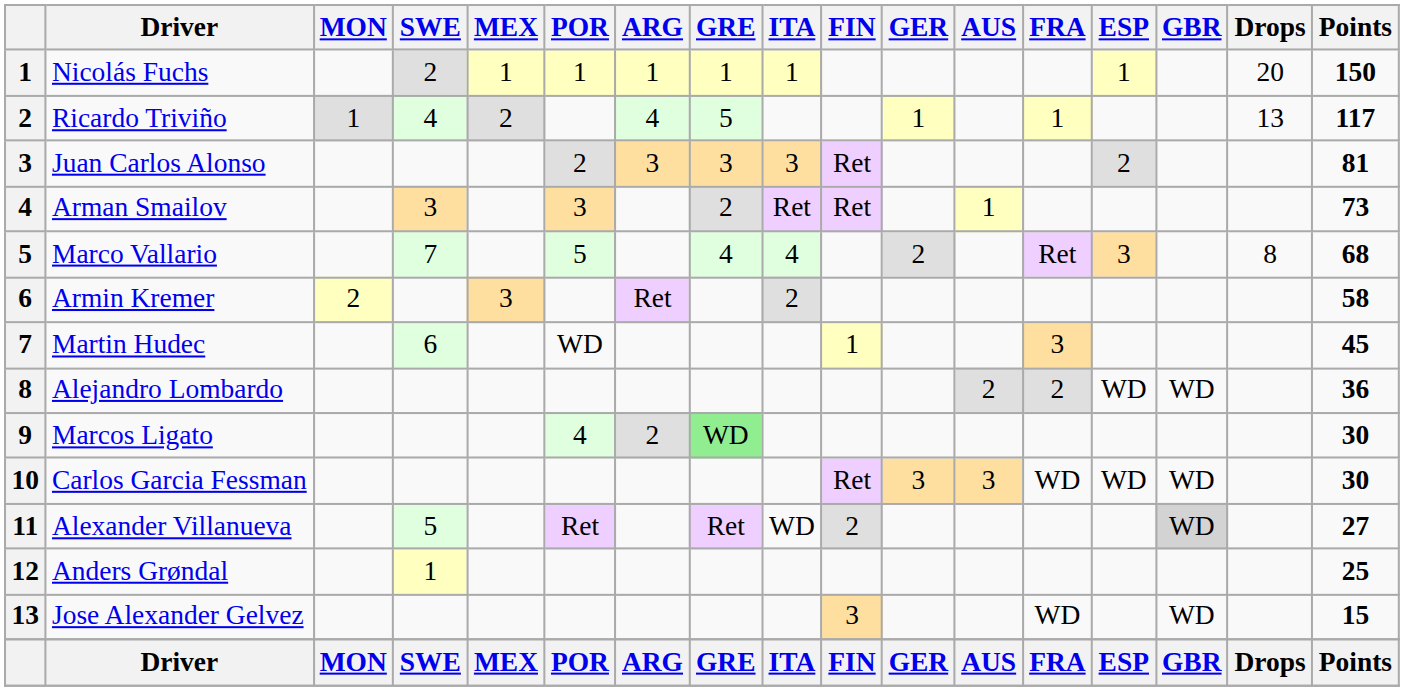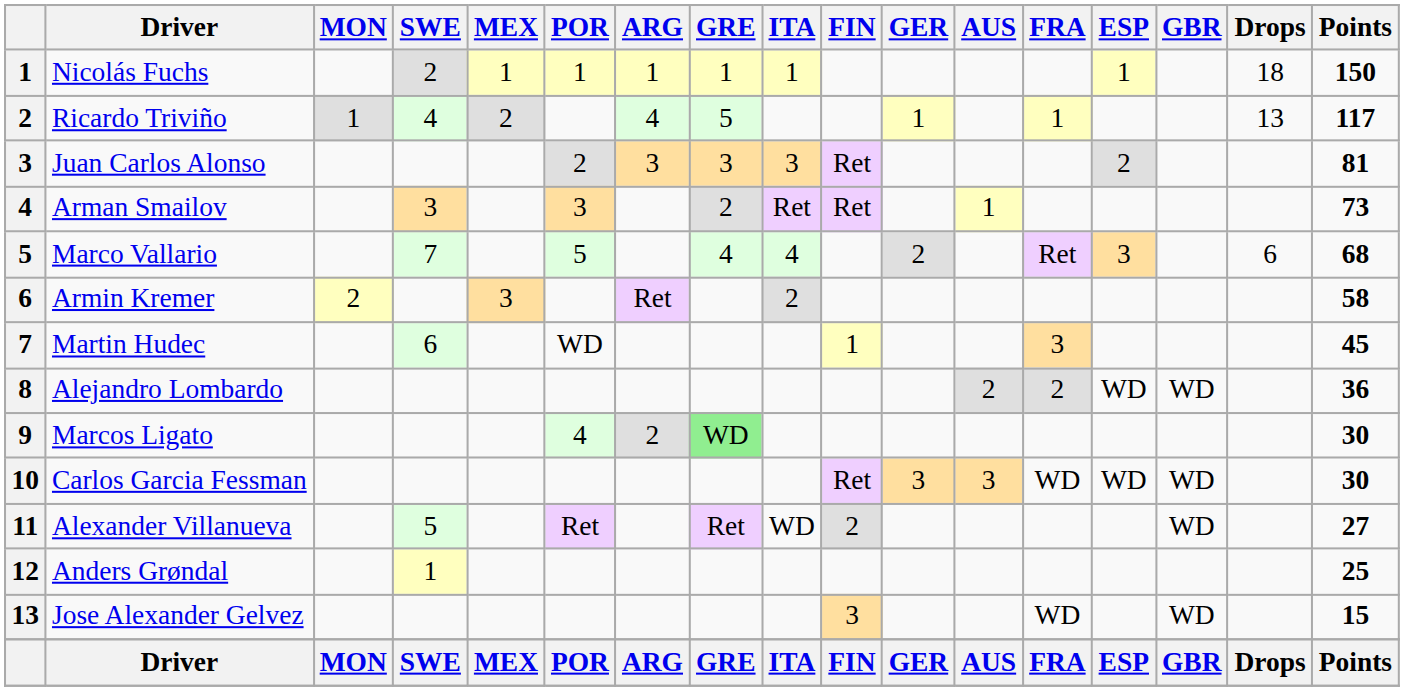(1270, 72) 20 -> (1270, 72) 18
(1270, 253) 8 -> (1270, 253) 6
(1192, 525) lightgrey background -> (1192, 525) no background
